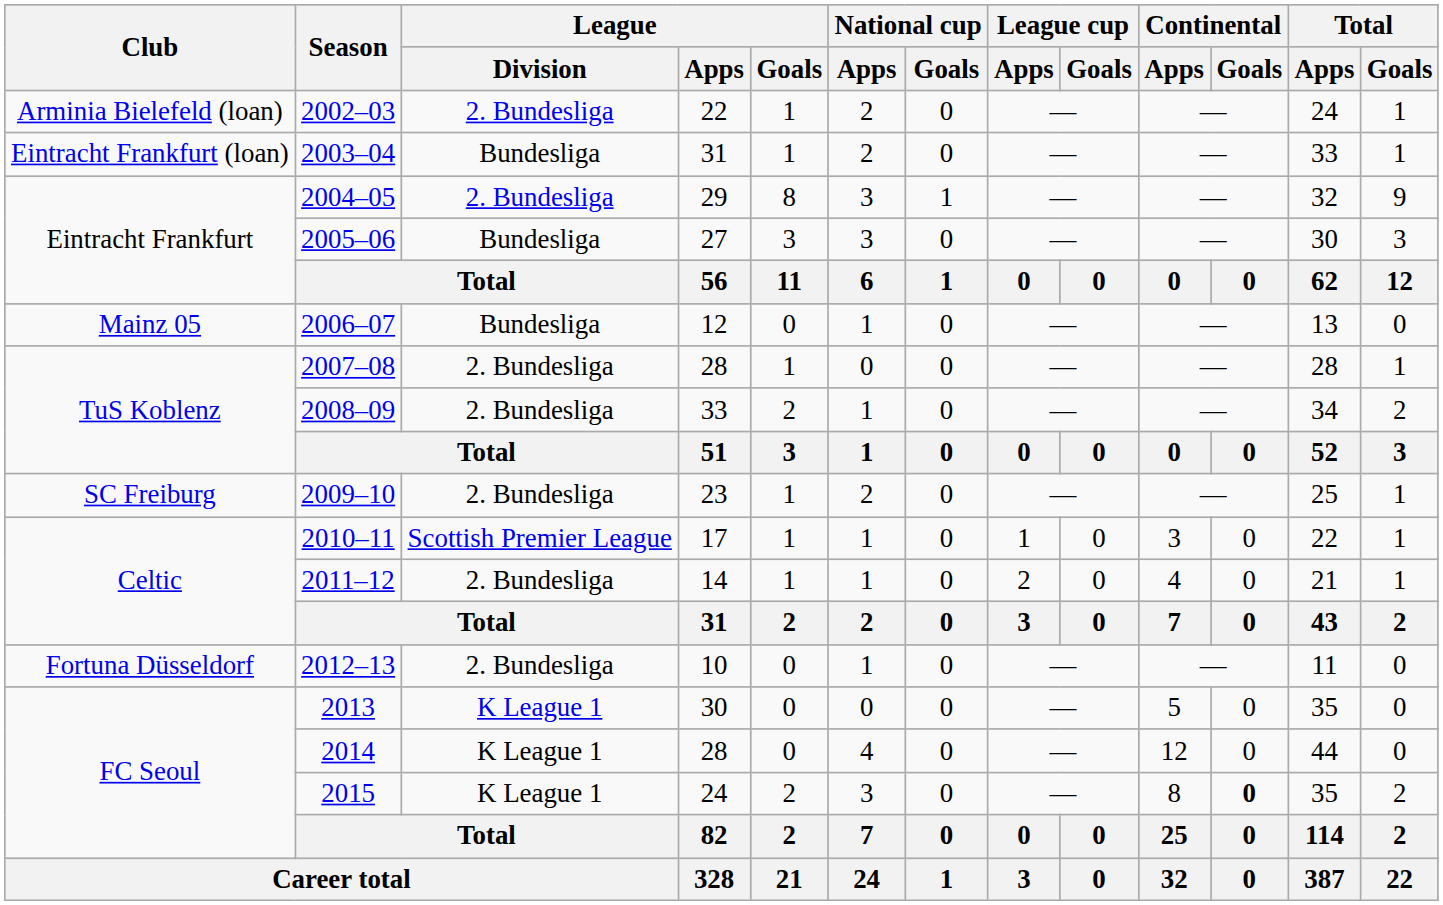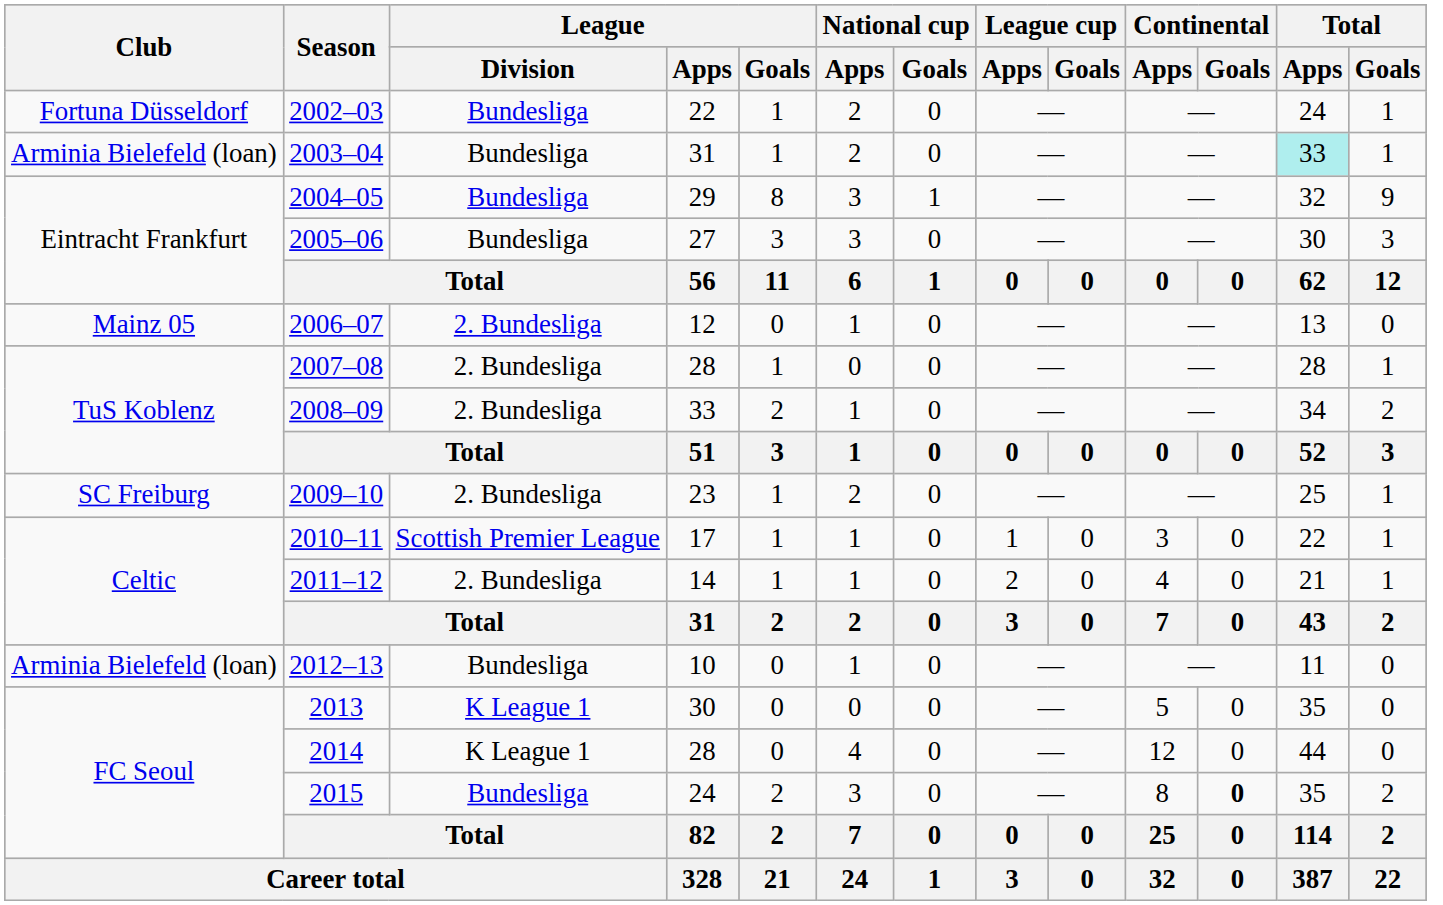(150, 111) Arminia Bielefeld (loan) -> (144, 111) Fortuna Düsseldorf
(540, 111) 2. Bundesliga -> (528, 111) Bundesliga
(150, 153) Eintracht Frankfurt (loan) -> (144, 153) Arminia Bielefeld (loan)
(1324, 153) no background -> (1313, 153) paleturquoise background
(540, 196) 2. Bundesliga -> (528, 196) Bundesliga
(540, 324) Bundesliga -> (528, 324) 2. Bundesliga
(150, 665) Fortuna Düsseldorf -> (144, 665) Arminia Bielefeld (loan)
(540, 665) 2. Bundesliga -> (528, 665) Bundesliga
(540, 793) K League 1 -> (528, 793) Bundesliga
